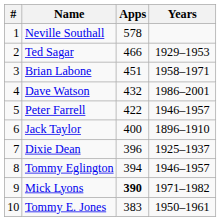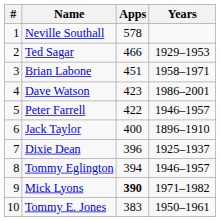(133, 91) 432 -> (133, 91) 423
